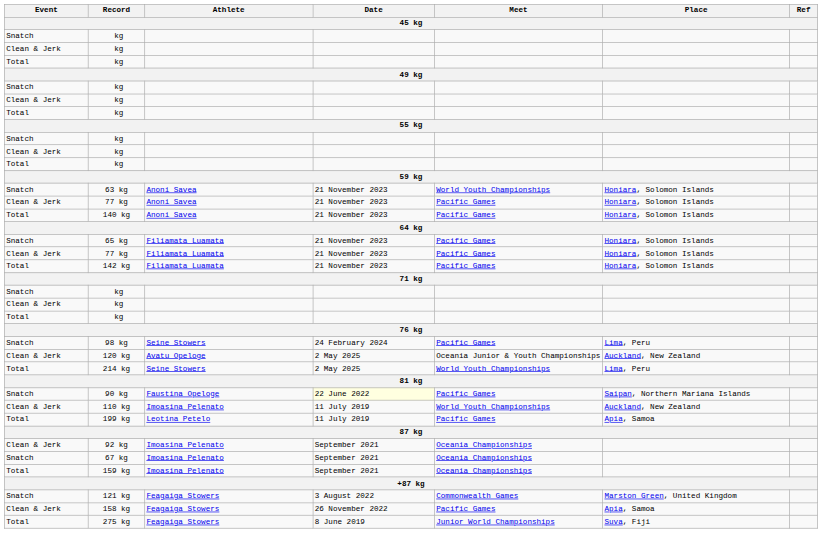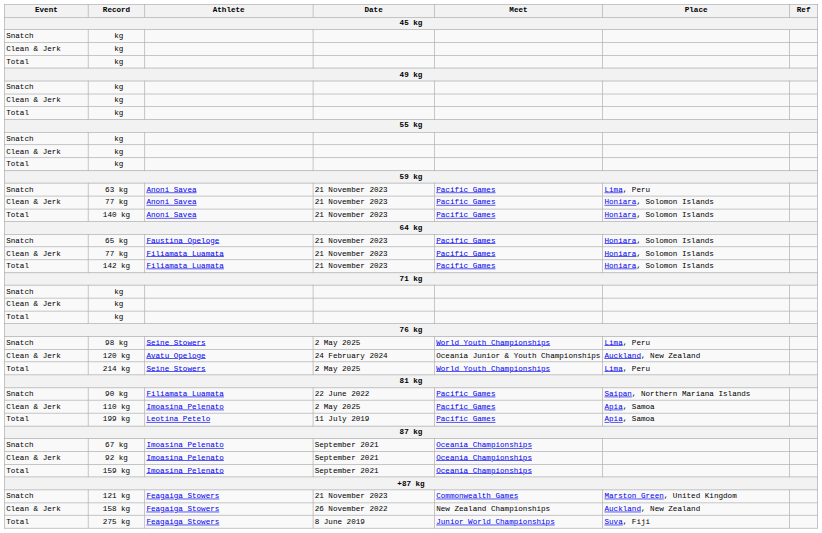(493, 189) World Youth Championships -> (466, 189) Pacific Games
(659, 189) Honiara, Solomon Islands -> (627, 189) Lima, Peru
(185, 240) Filiamata Luamata -> (183, 240) Faustina Opeloge
(351, 343) 24 February 2024 -> (337, 343) 2 May 2025
(466, 343) Pacific Games -> (493, 343) World Youth Championships
(337, 355) 2 May 2025 -> (351, 355) 24 February 2024
(183, 394) Faustina Opeloge -> (185, 394) Filiamata Luamata
(342, 394) lightyellow background -> (342, 394) no background
(342, 406) 11 July 2019 -> (337, 406) 2 May 2025
(493, 406) World Youth Championships -> (466, 406) Pacific Games
(652, 406) Auckland, New Zealand -> (630, 406) Apia, Samoa
rows swapped: (20, 458) <-> (34, 445)
(344, 496) 3 August 2022 -> (351, 496) 21 November 2023
(466, 509) Pacific Games -> (493, 509) New Zealand Championships
(630, 509) Apia, Samoa -> (652, 509) Auckland, New Zealand
